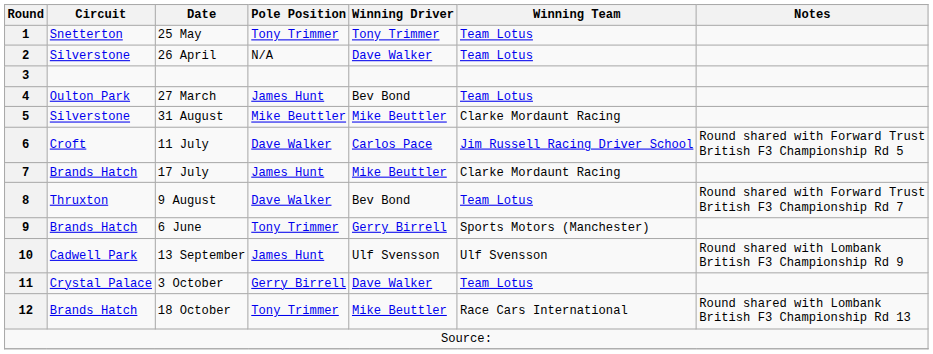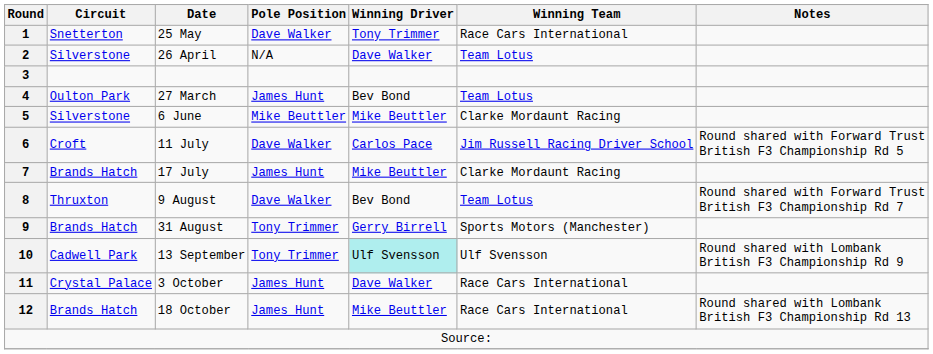(295, 35) Tony Trimmer -> (291, 35) Dave Walker
(496, 35) Team Lotus -> (544, 35) Race Cars International
(191, 117) 31 August -> (180, 117) 6 June
(180, 228) 6 June -> (191, 228) 31 August
(288, 255) James Hunt -> (295, 255) Tony Trimmer
(396, 255) no background -> (396, 255) paleturquoise background
(299, 283) Gerry Birrell -> (288, 283) James Hunt
(496, 283) Team Lotus -> (544, 283) Race Cars International
(295, 311) Tony Trimmer -> (288, 311) James Hunt
